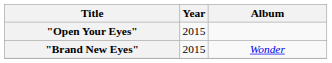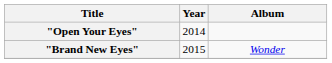(194, 31) 2015 -> (194, 31) 2014
